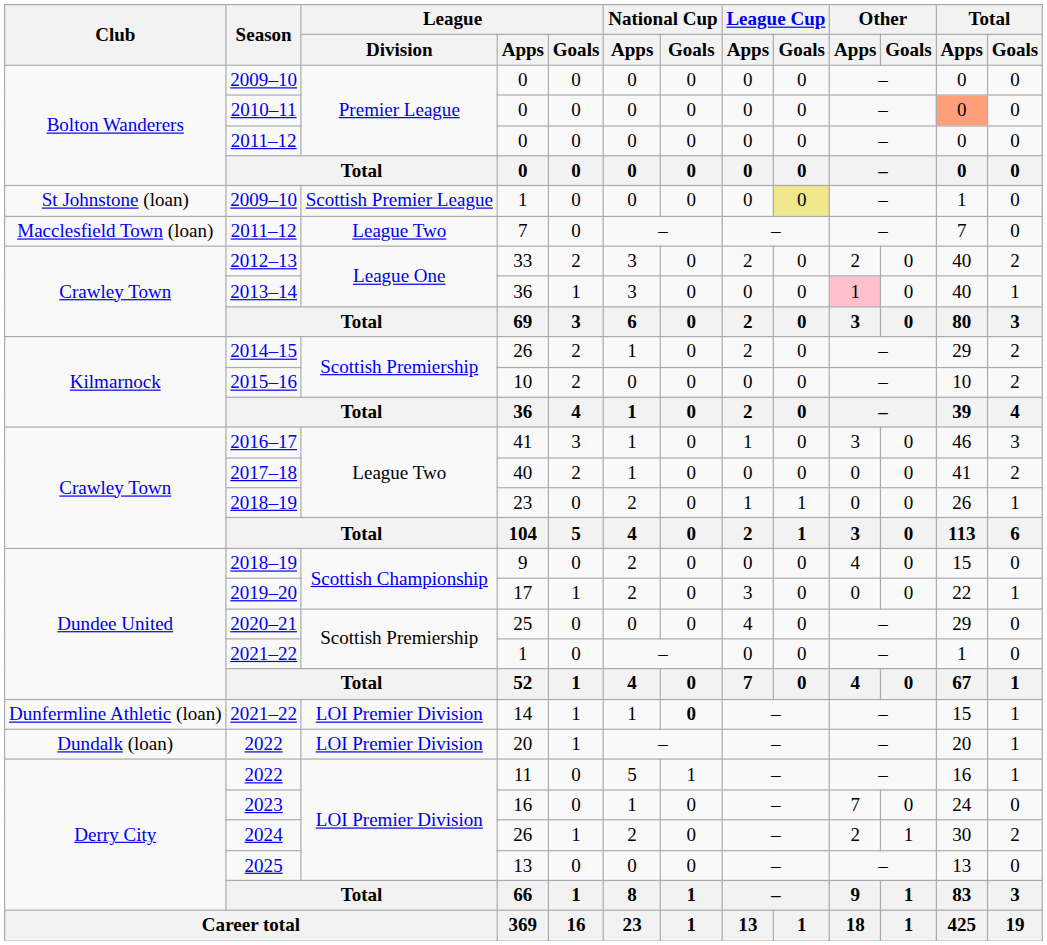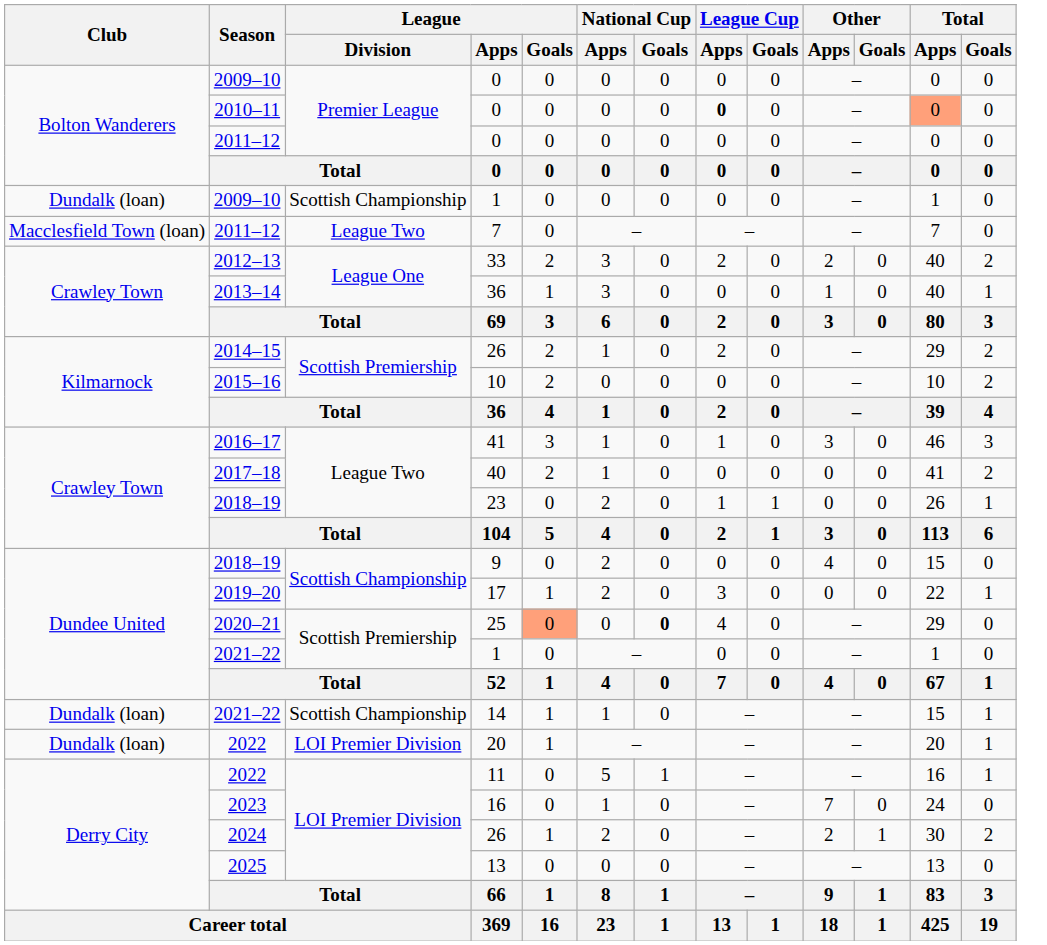(748, 110) normal -> (721, 110) bold
(115, 200) St Johnstone (loan) -> (107, 200) Dundalk (loan)
(399, 200) Scottish Premier League -> (378, 200) Scottish Championship
(802, 200) khaki background -> (775, 200) no background
(855, 291) pink background -> (829, 291) no background
(576, 623) no background -> (550, 623) lightsalmon background
(691, 623) normal -> (665, 623) bold
(115, 714) Dunfermline Athletic (loan) -> (107, 714) Dundalk (loan)
(399, 714) LOI Premier Division -> (378, 714) Scottish Championship
(691, 714) bold -> (665, 714) normal
